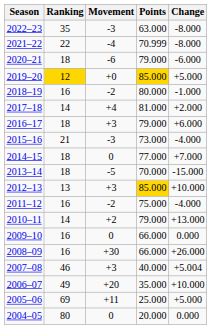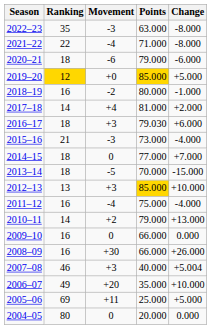(153, 44) 70.999 -> (153, 44) 71.000
(153, 124) 79.000 -> (153, 124) 79.030
(111, 204) -2 -> (111, 204) -4
